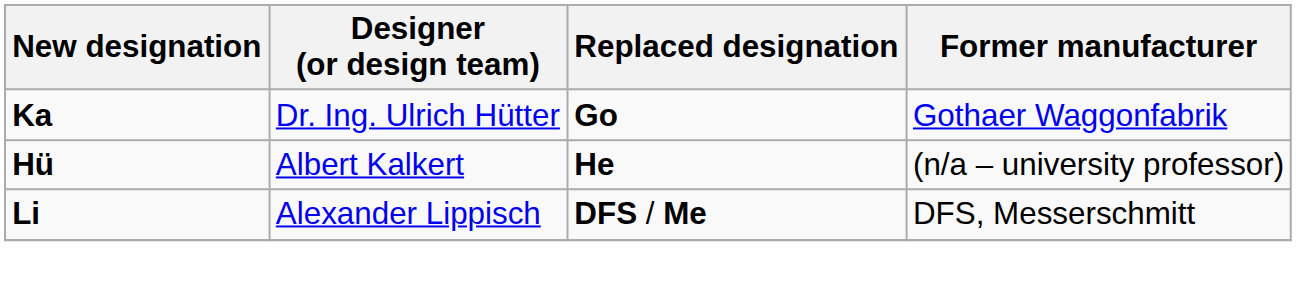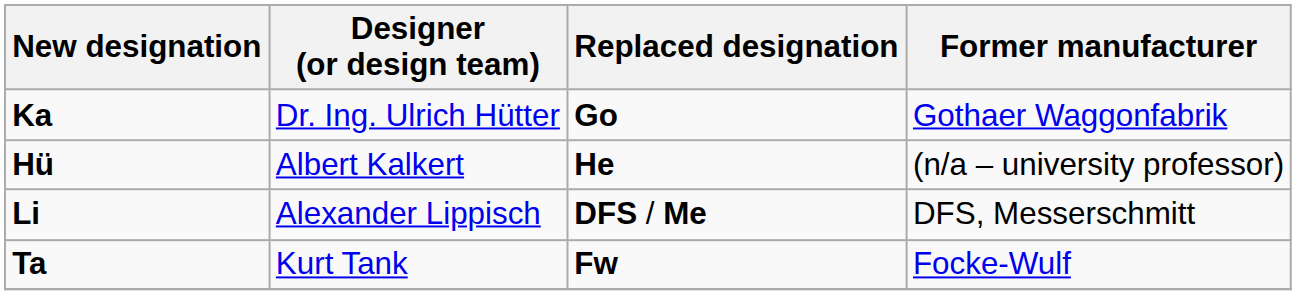+ row: (29, 263)
